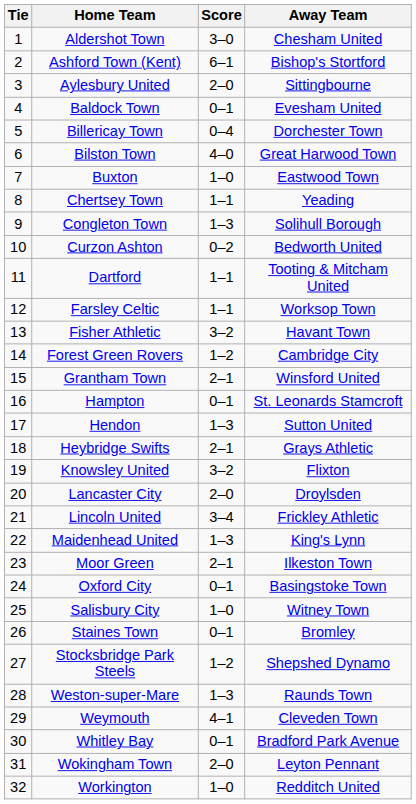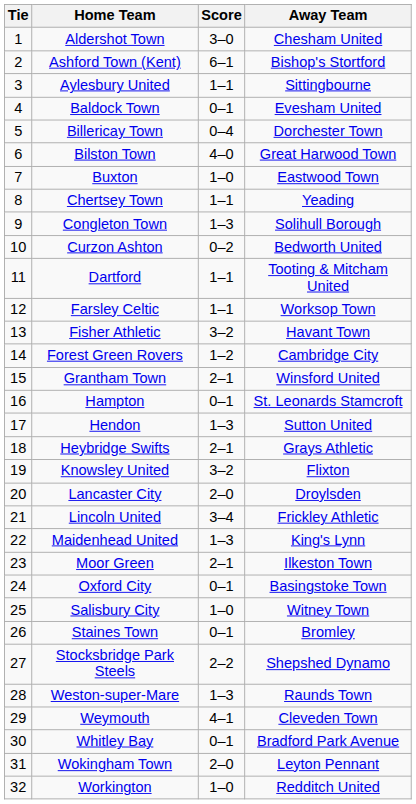(221, 85) 2–0 -> (221, 85) 1–1
(221, 664) 1–2 -> (221, 664) 2–2
